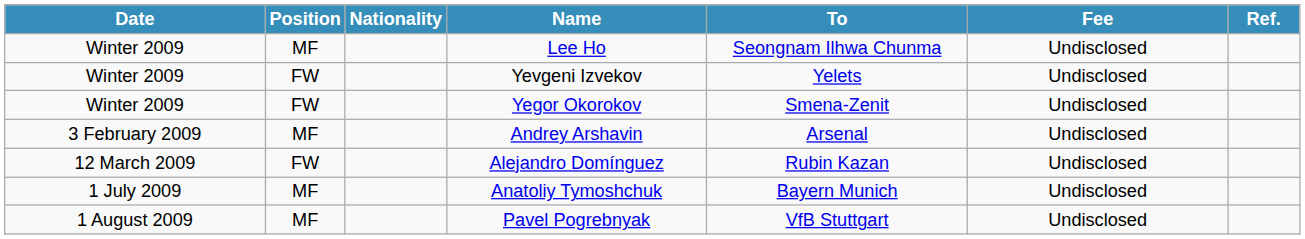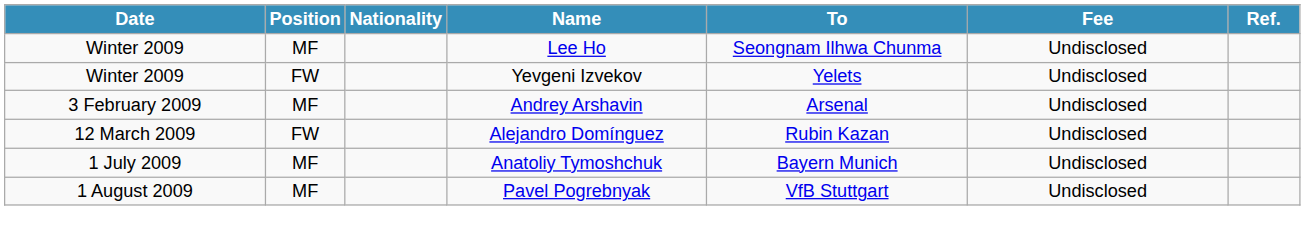- row: (577, 105)
